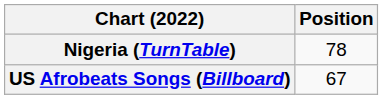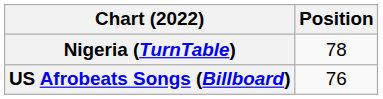(336, 79) 67 -> (336, 79) 76
